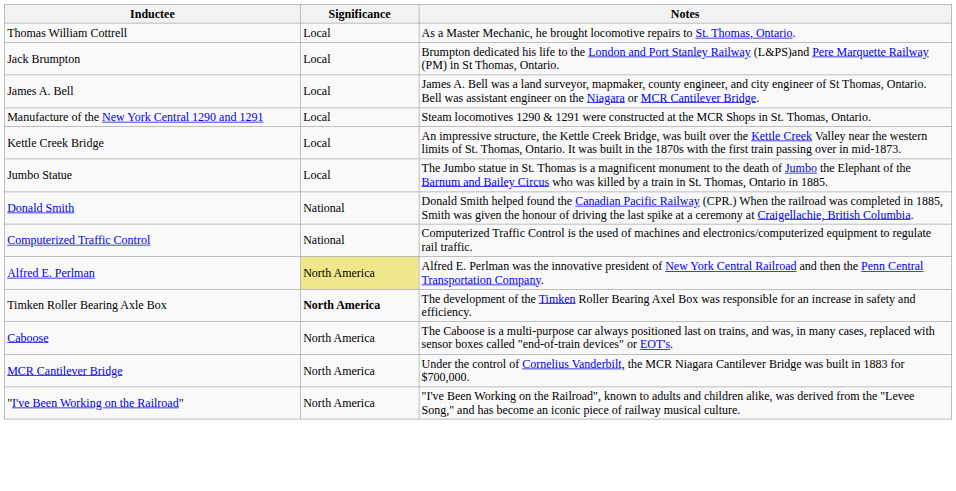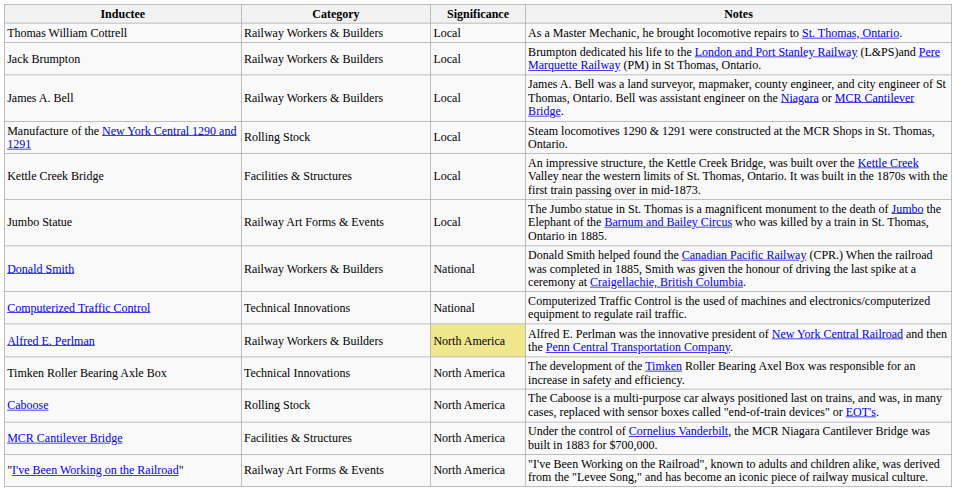+ column: (336, 14)
(342, 305) bold -> (469, 373) normal
